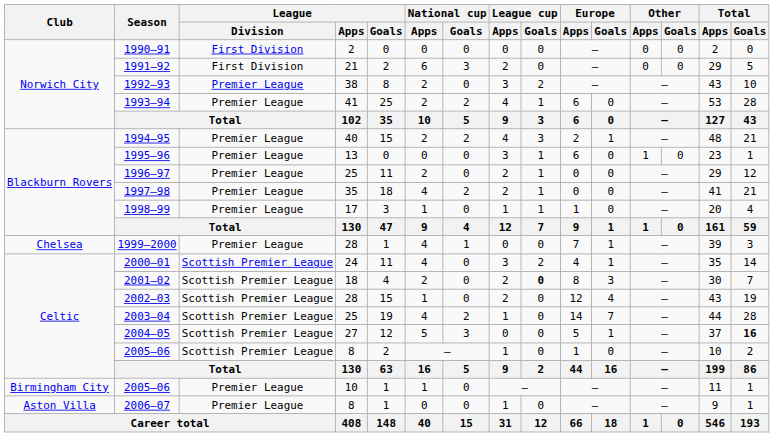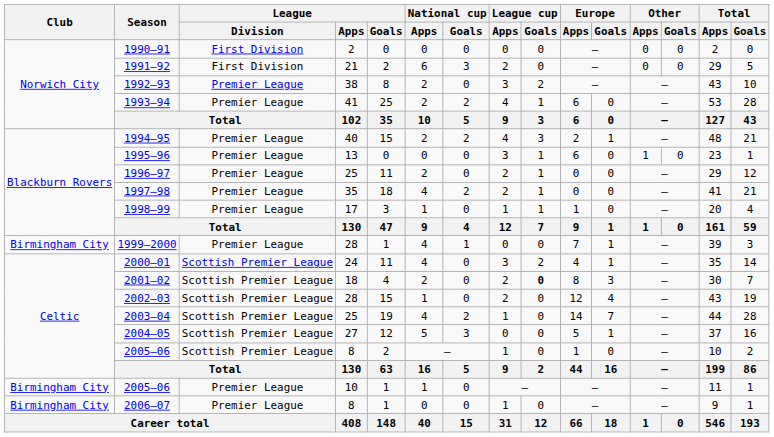(60, 245) Chelsea -> (60, 245) Birmingham City
(750, 334) bold -> (750, 334) normal
(60, 405) Aston Villa -> (60, 405) Birmingham City
